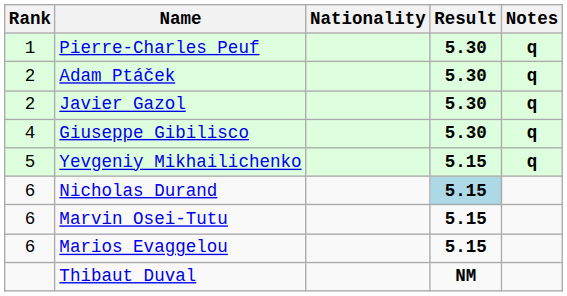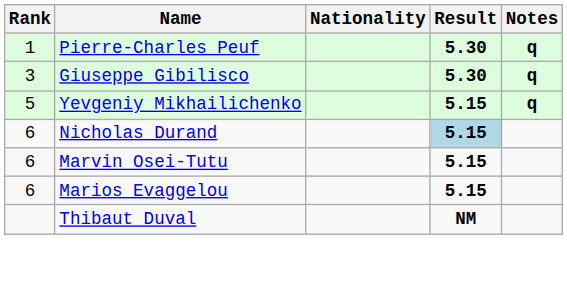- row: (117, 76)
- row: (123, 105)
(30, 133) 4 -> (30, 76) 3
